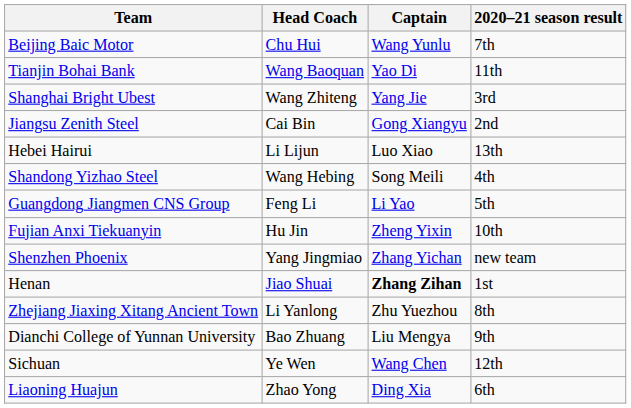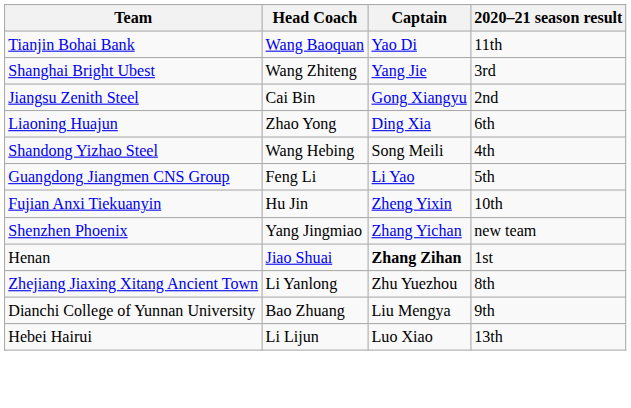- row: (71, 44)
rows swapped: (63, 389) <-> (50, 150)
- row: (34, 363)
